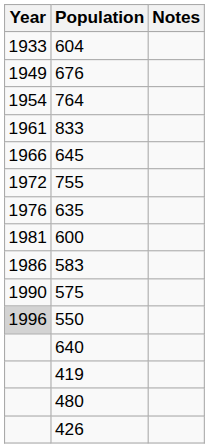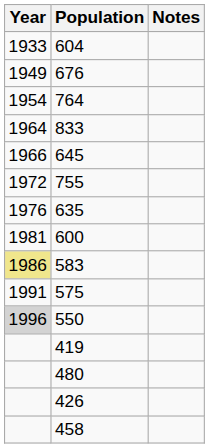(28, 127) 1961 -> (28, 127) 1964
(28, 264) no background -> (28, 264) khaki background
(28, 292) 1990 -> (28, 292) 1991
- row: (69, 347)
+ row: (69, 429)
